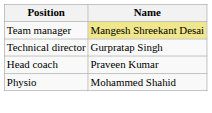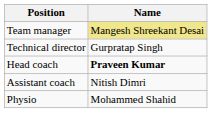(125, 64) normal -> (128, 64) bold
+ row: (41, 82)
